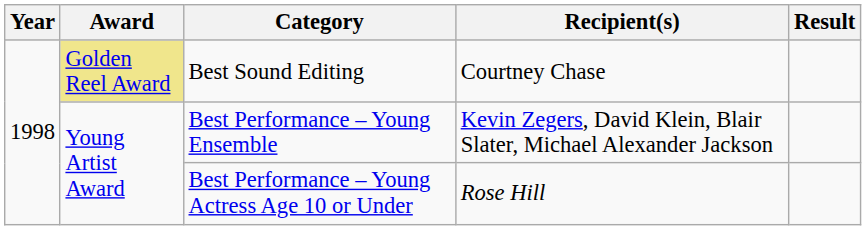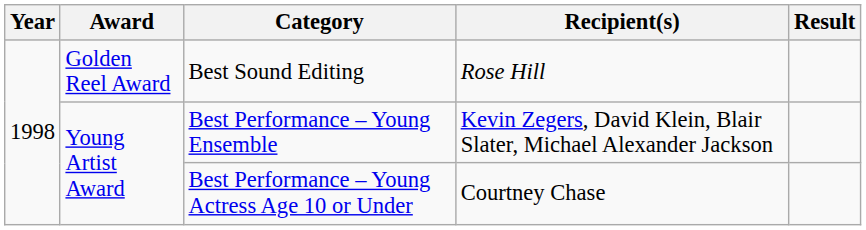(118, 70) khaki background -> (118, 70) no background
(533, 70) Courtney Chase -> (503, 70) Rose Hill
(503, 193) Rose Hill -> (533, 193) Courtney Chase
